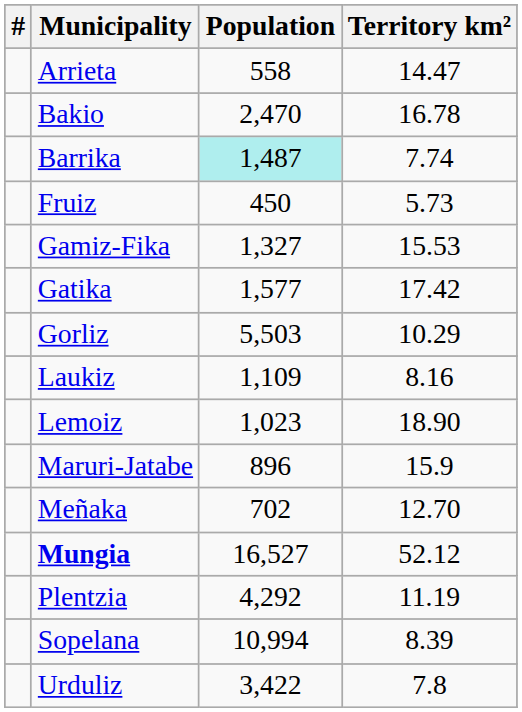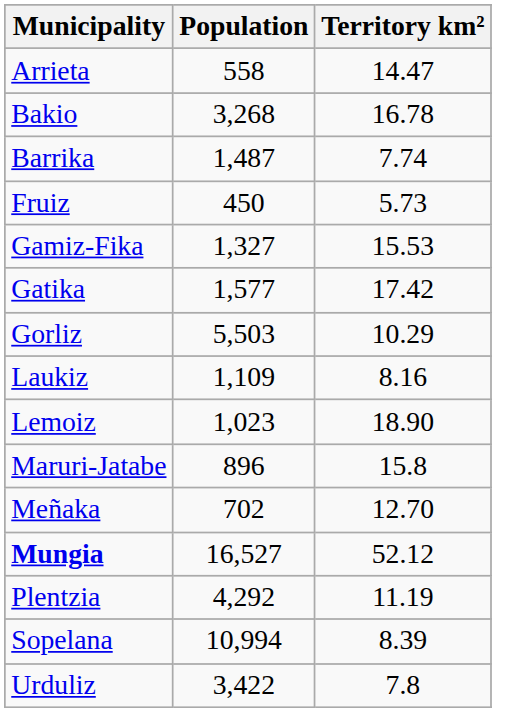- column: (18, 26)
(270, 114) 2,470 -> (244, 114) 3,268
(270, 158) paleturquoise background -> (244, 158) no background
(429, 465) 15.9 -> (403, 465) 15.8
